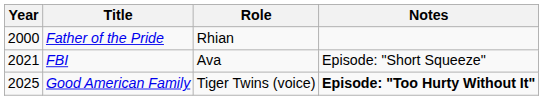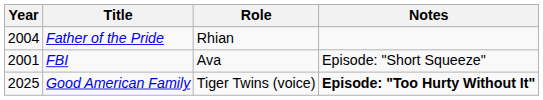(24, 38) 2000 -> (24, 38) 2004
(24, 60) 2021 -> (24, 60) 2001
